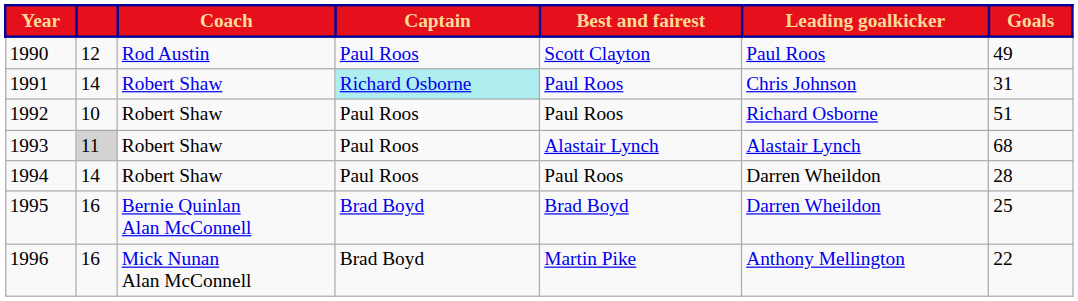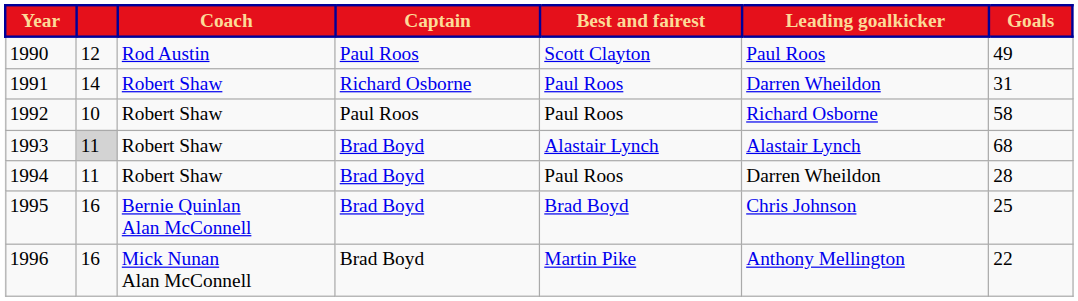(406, 83) paleturquoise background -> (406, 83) no background
(801, 83) Chris Johnson -> (813, 83) Darren Wheildon
(1003, 114) 51 -> (1003, 114) 58
(379, 145) Paul Roos -> (382, 145) Brad Boyd
(90, 175) 14 -> (90, 175) 11
(379, 175) Paul Roos -> (382, 175) Brad Boyd
(813, 206) Darren Wheildon -> (801, 206) Chris Johnson
